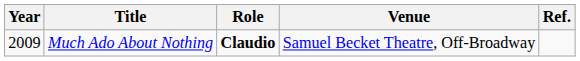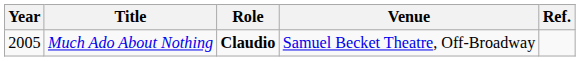(24, 42) 2009 -> (24, 42) 2005
